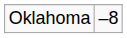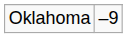(109, 18) –8 -> (109, 18) –9
